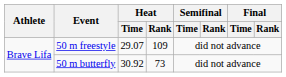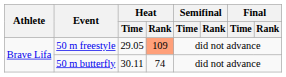(132, 46) 29.07 -> (132, 46) 29.05
(160, 46) no background -> (160, 46) lightsalmon background
(132, 63) 30.92 -> (132, 63) 30.11
(160, 63) 73 -> (160, 63) 74
